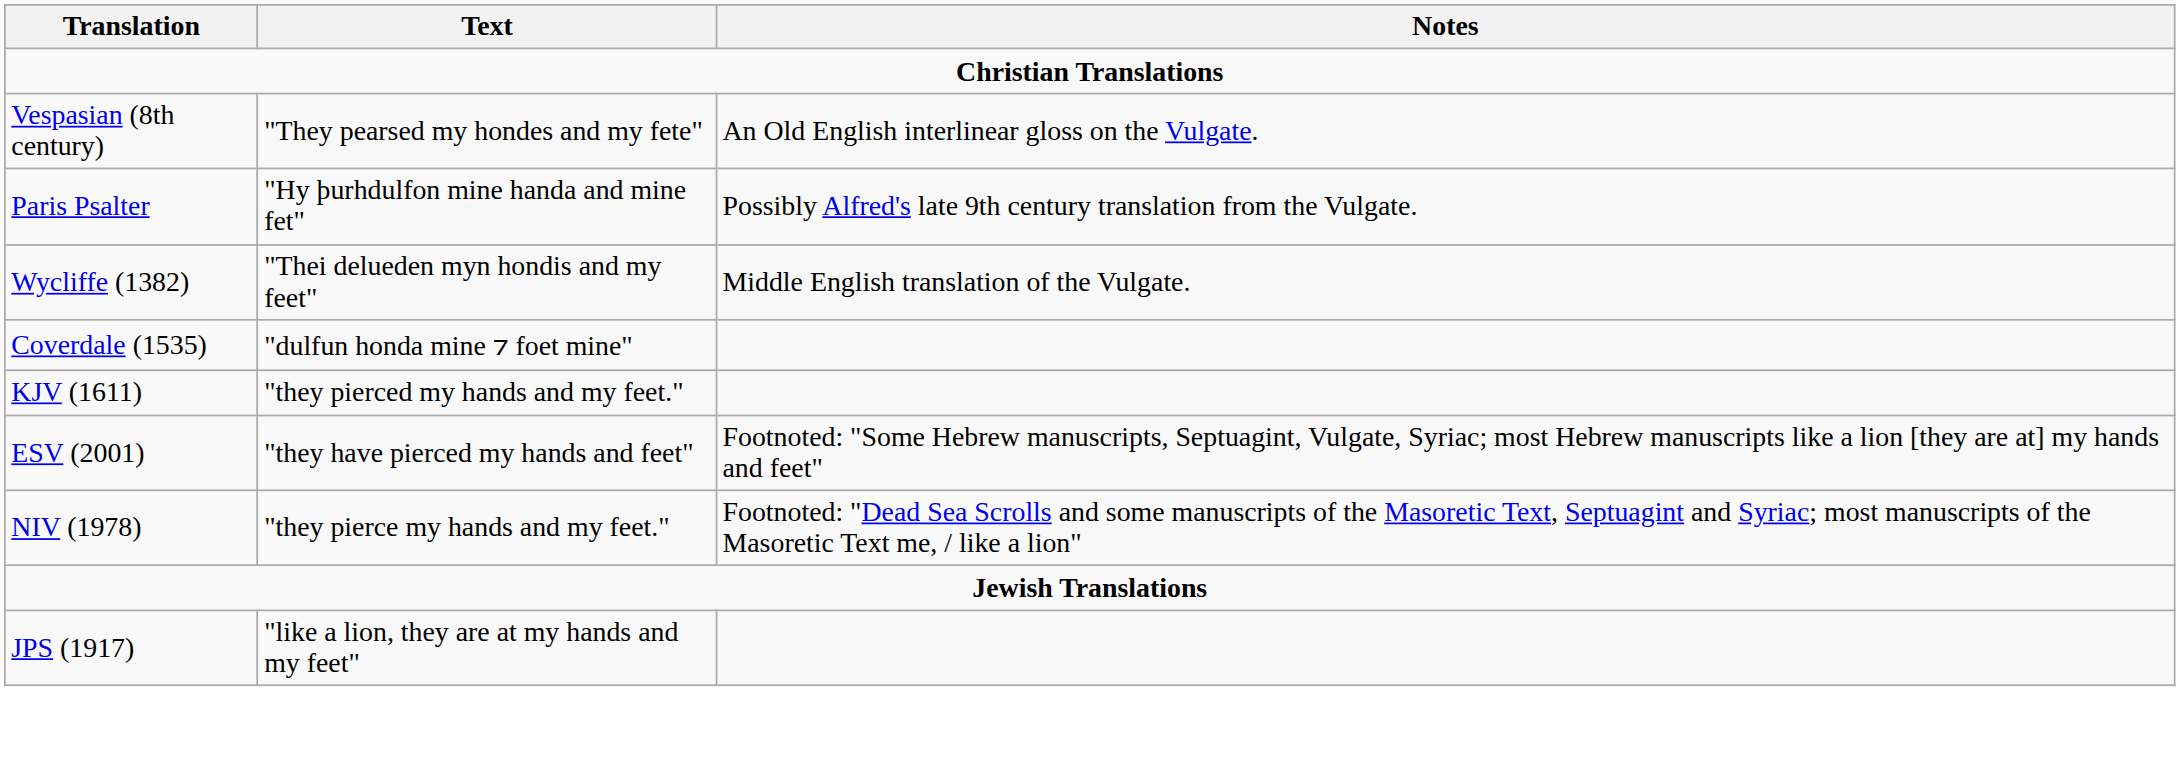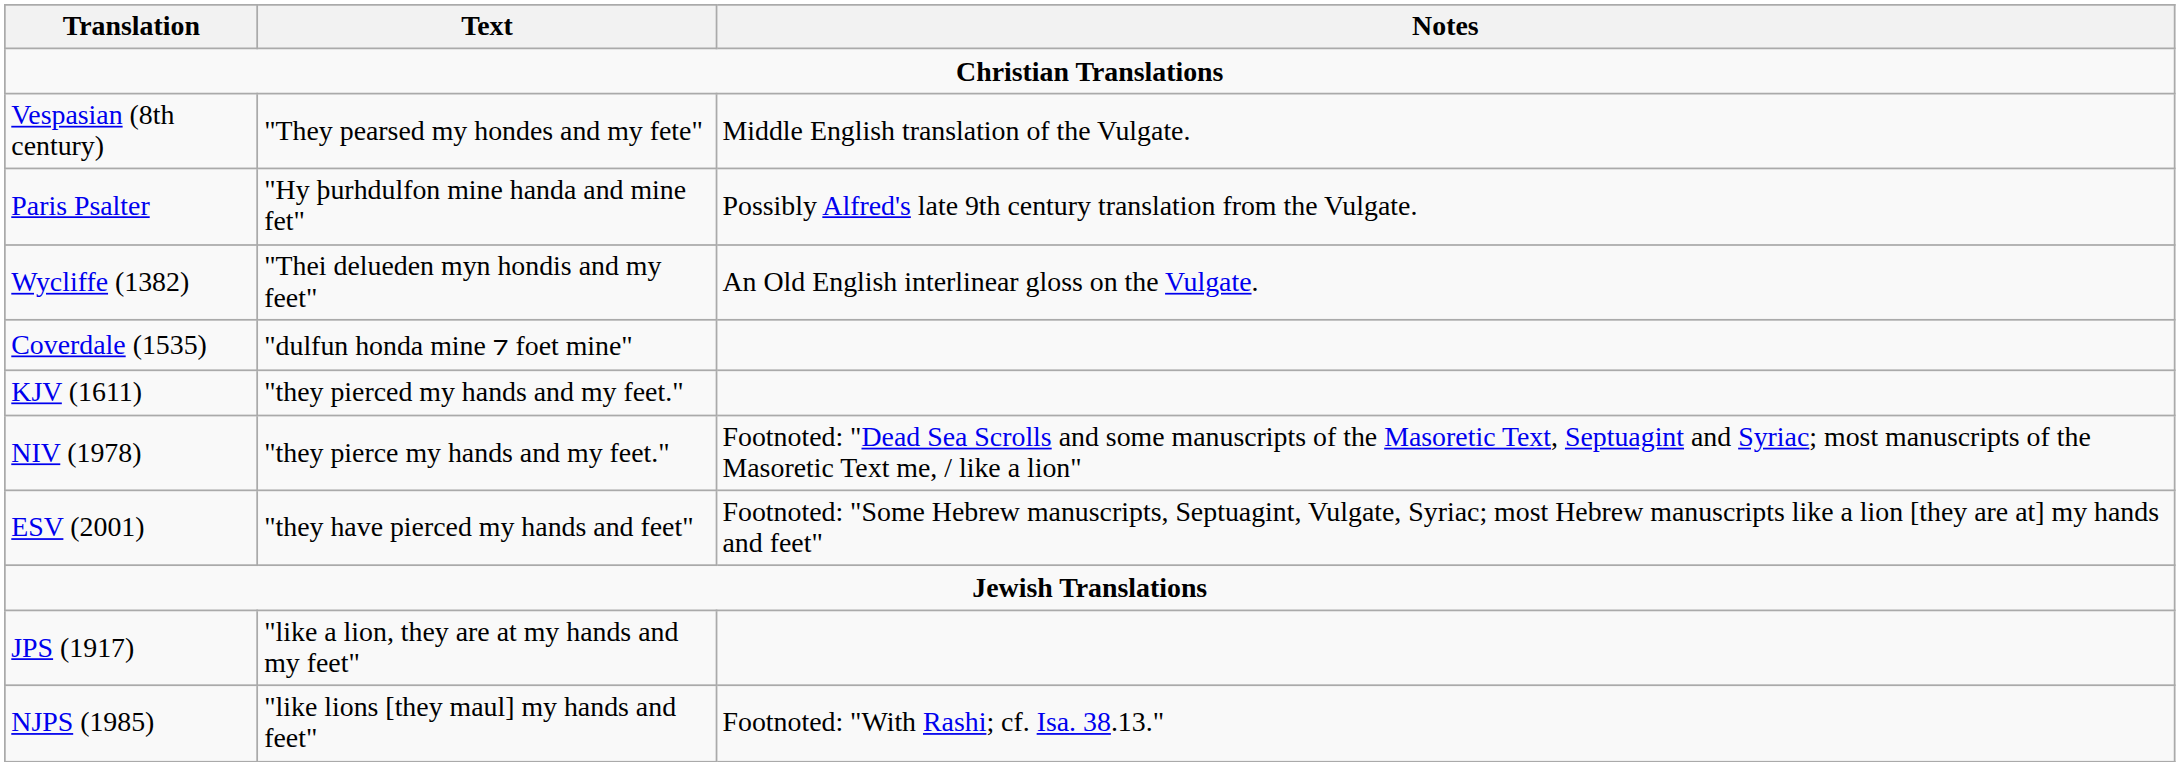(990, 130) An Old English interlinear gloss on the Vulgate. -> (956, 130) Middle English translation of the Vulgate.
(956, 281) Middle English translation of the Vulgate. -> (990, 281) An Old English interlinear gloss on the Vulgate.
rows swapped: (76, 527) <-> (78, 452)
+ row: (83, 722)
